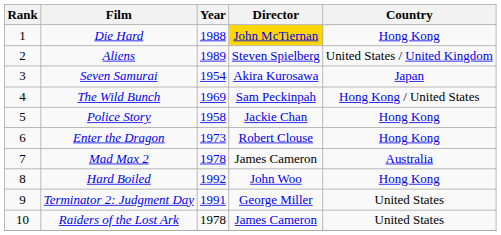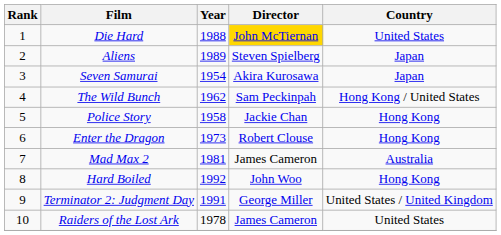(409, 35) Hong Kong -> (409, 35) United States
(409, 55) United States / United Kingdom -> (409, 55) Japan
(213, 96) 1969 -> (213, 96) 1962
(213, 158) 1978 -> (213, 158) 1981
(409, 199) United States -> (409, 199) United States / United Kingdom
